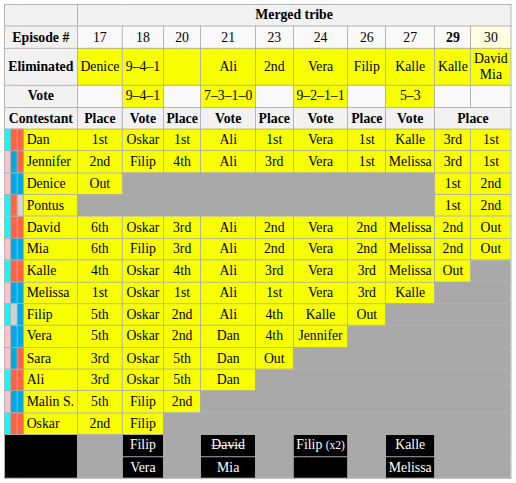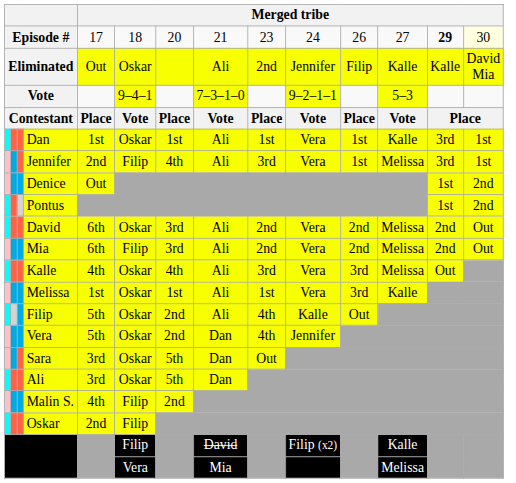(100, 66) Denice -> (96, 66) Out
(143, 66) 9–4–1 -> (135, 66) Oskar
(321, 66) Vera -> (313, 66) Jennifer
(100, 401) 5th -> (96, 401) 4th
